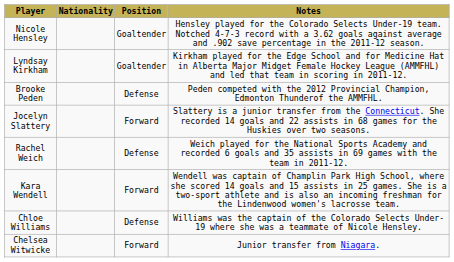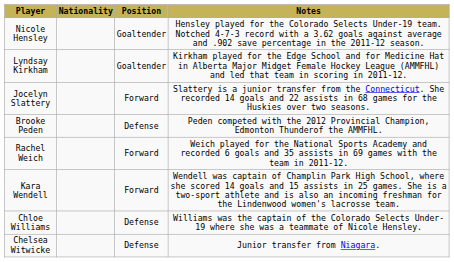rows swapped: (30, 94) <-> (30, 121)
(141, 153) Defense -> (141, 153) Forward
(141, 245) Forward -> (141, 245) Defense
